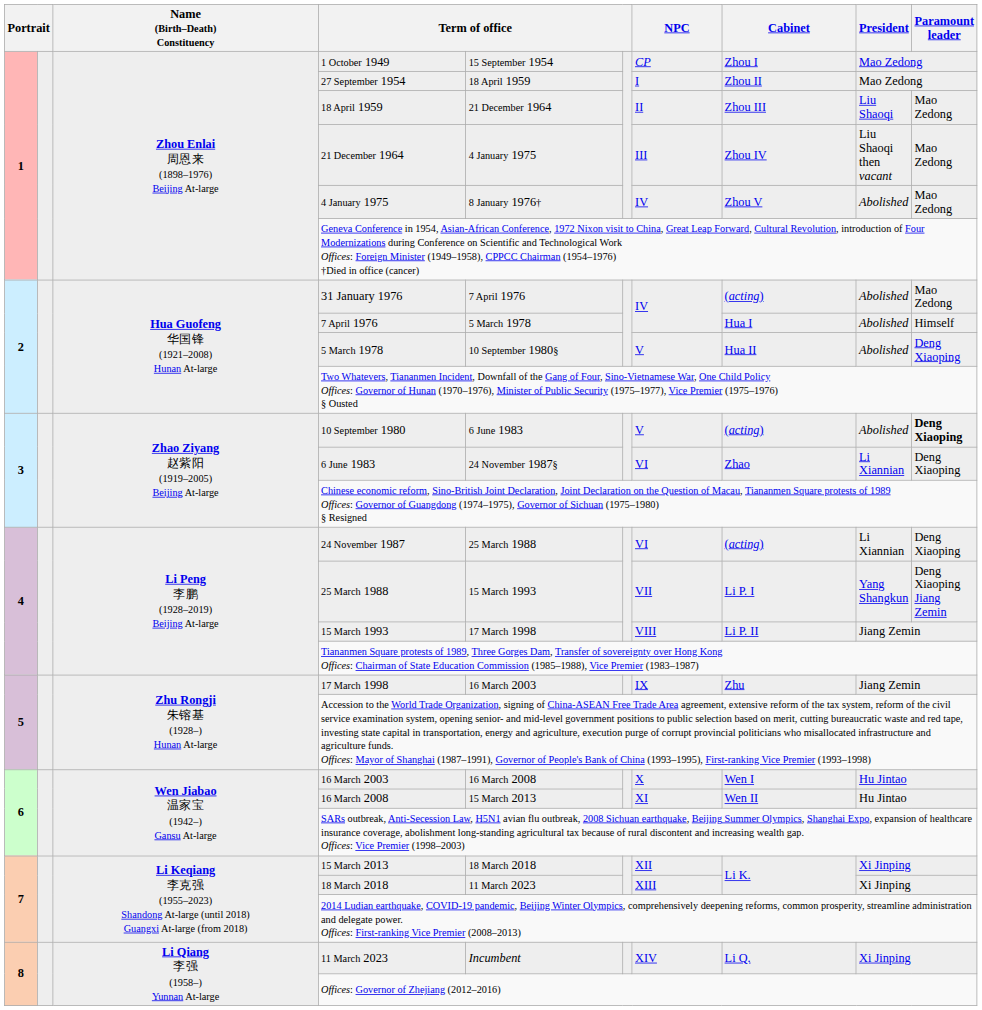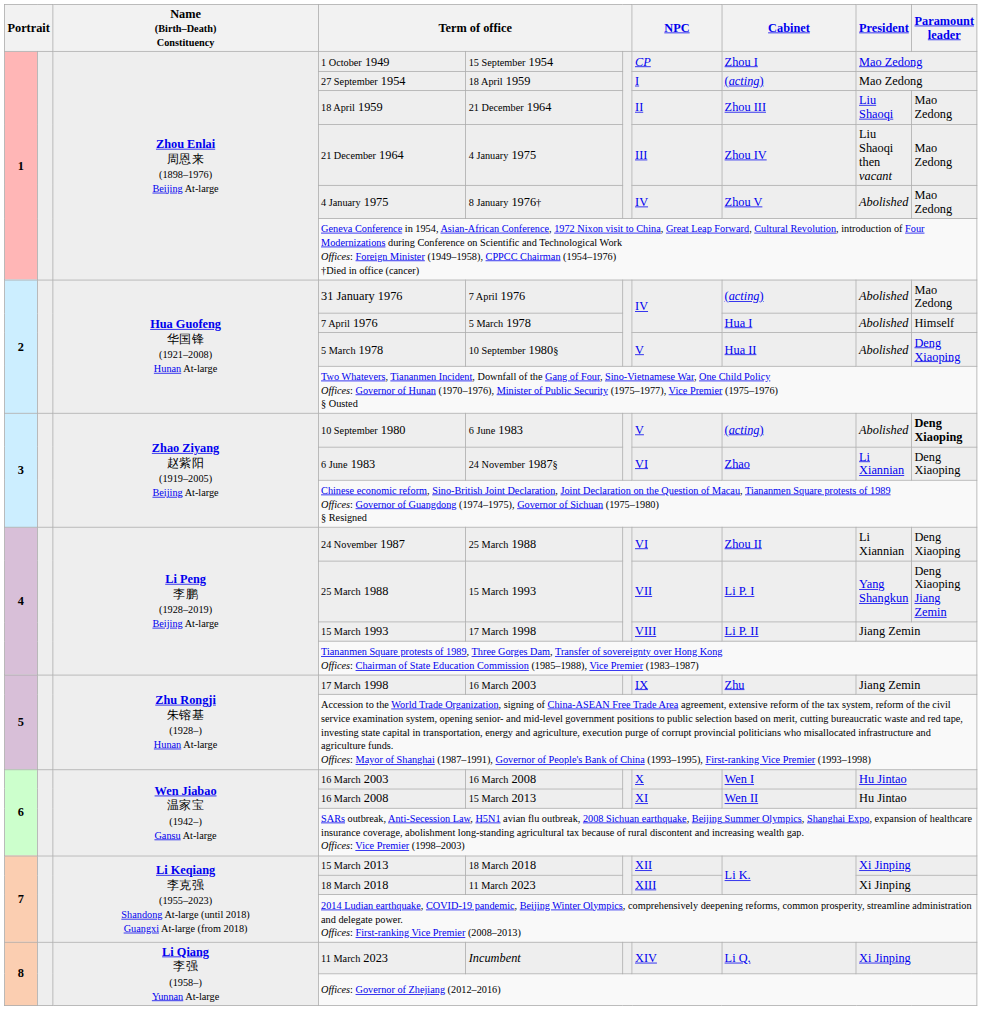(743, 81) Zhou II -> (744, 81) (acting)
(744, 544) (acting) -> (743, 544) Zhou II
